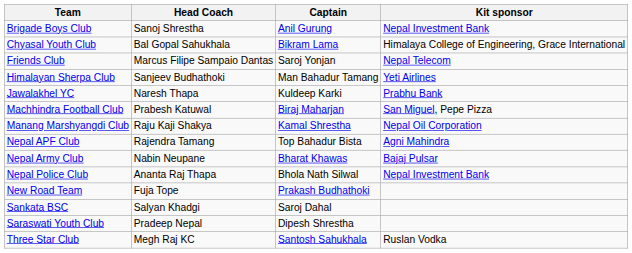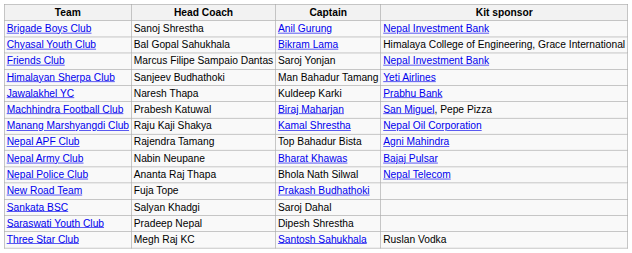(417, 61) Nepal Telecom -> (436, 61) Nepal Investment Bank
(436, 175) Nepal Investment Bank -> (417, 175) Nepal Telecom
